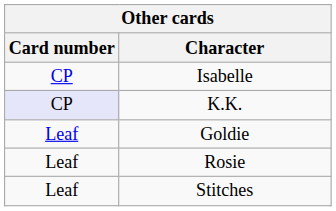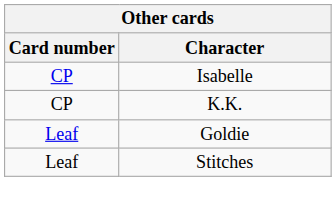(62, 104) lavender background -> (62, 104) no background
- row: (225, 162)
